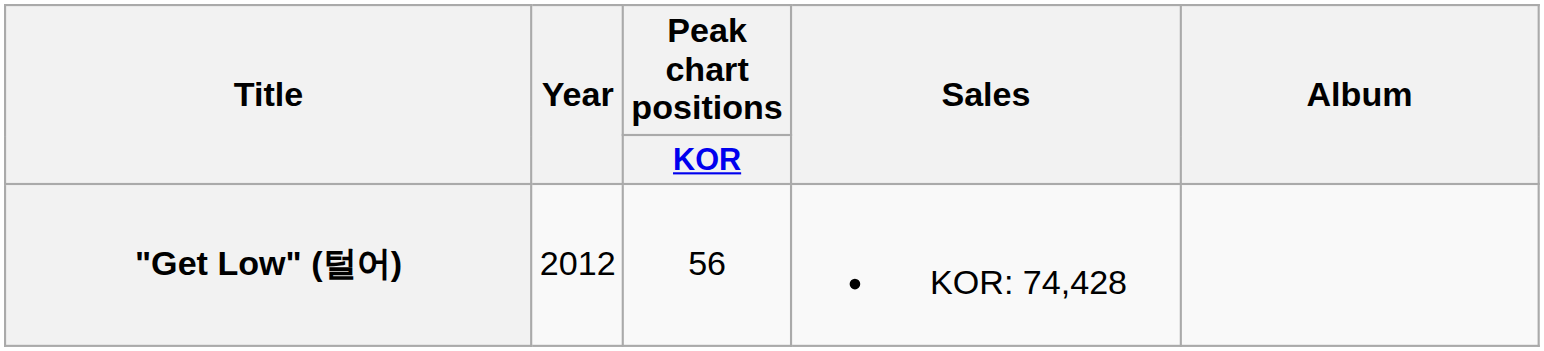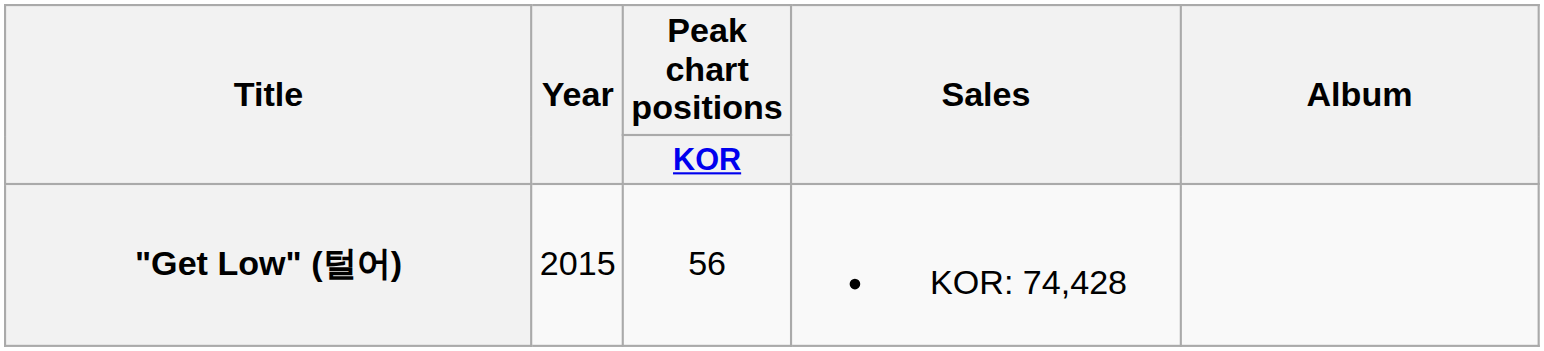(578, 263) 2012 -> (578, 263) 2015
